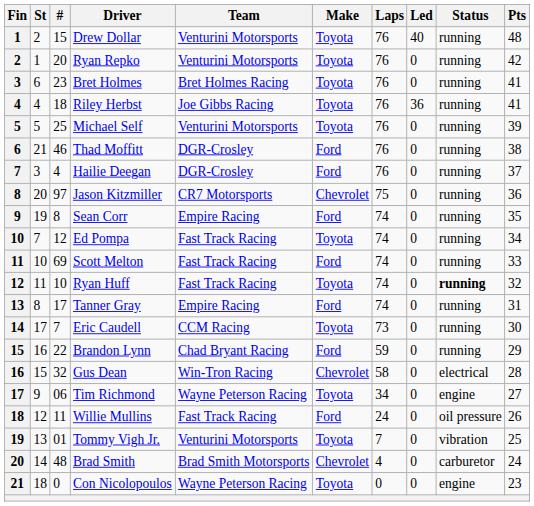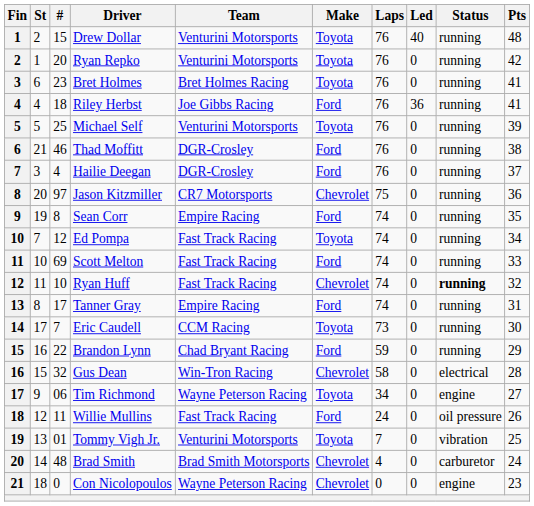(334, 105) Toyota -> (329, 105) Ford
(334, 283) Toyota -> (342, 283) Chevrolet
(334, 484) Toyota -> (342, 484) Chevrolet
